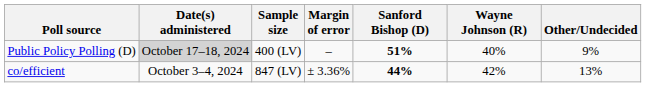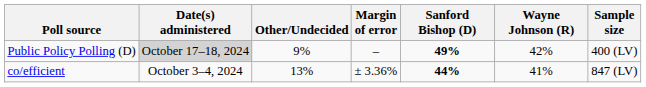columns swapped: (278, 22) <-> (591, 30)
(400, 51) 51% -> (447, 51) 49%
(494, 51) 40% -> (541, 51) 42%
(494, 72) 42% -> (541, 72) 41%
